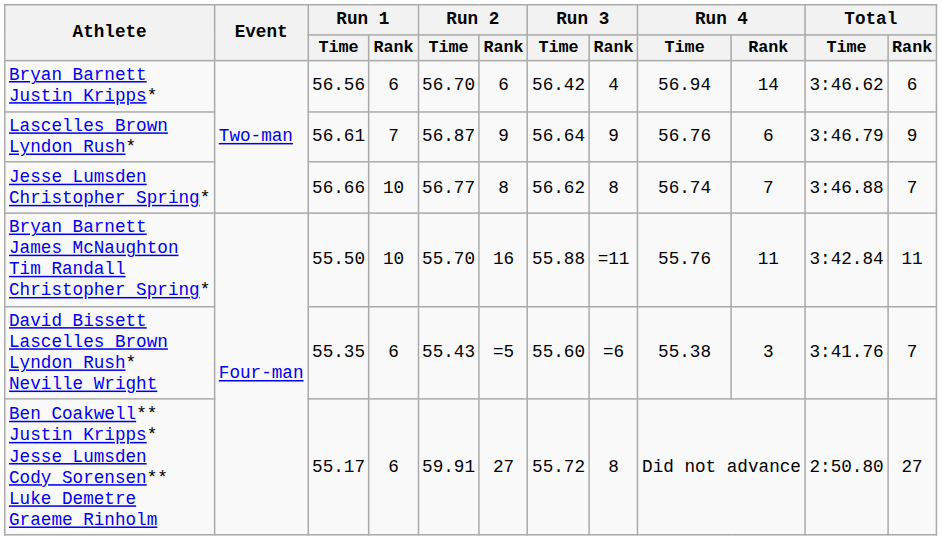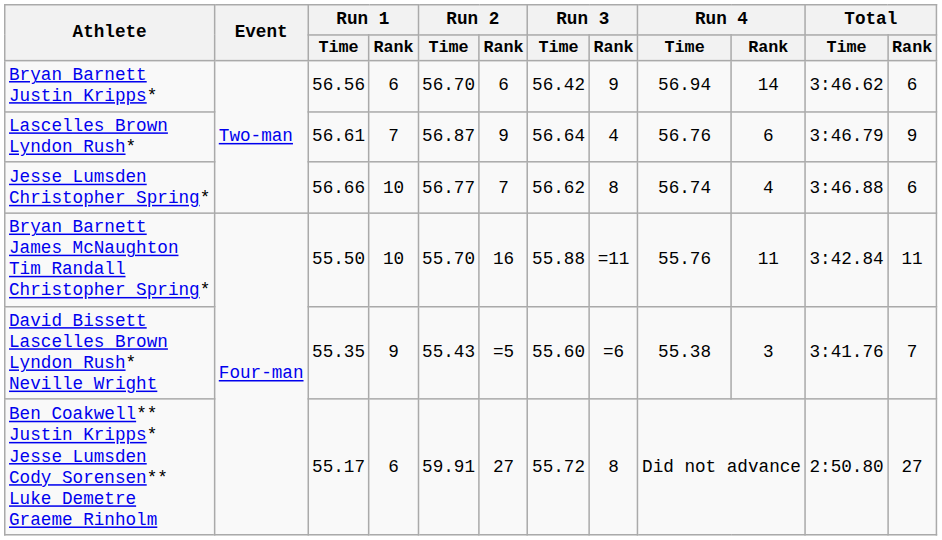(614, 86) 4 -> (614, 86) 9
(614, 137) 9 -> (614, 137) 4
(504, 188) 8 -> (504, 188) 7
(768, 188) 7 -> (768, 188) 4
(912, 188) 7 -> (912, 188) 6
(394, 353) 6 -> (394, 353) 9
